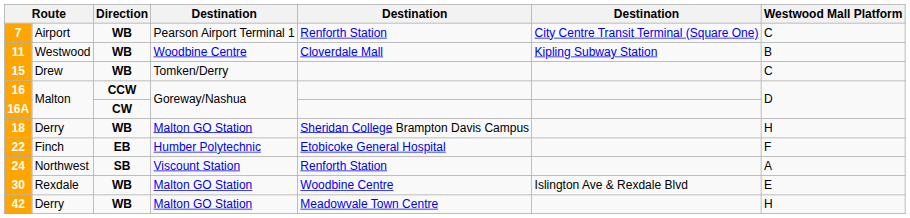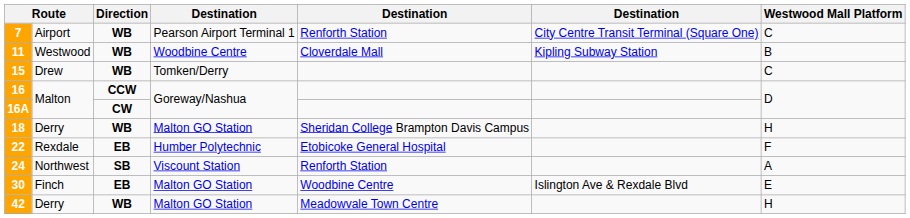(49, 147) Finch -> (57, 147) Rexdale
(57, 185) Rexdale -> (49, 185) Finch
(122, 185) WB -> (122, 185) EB
